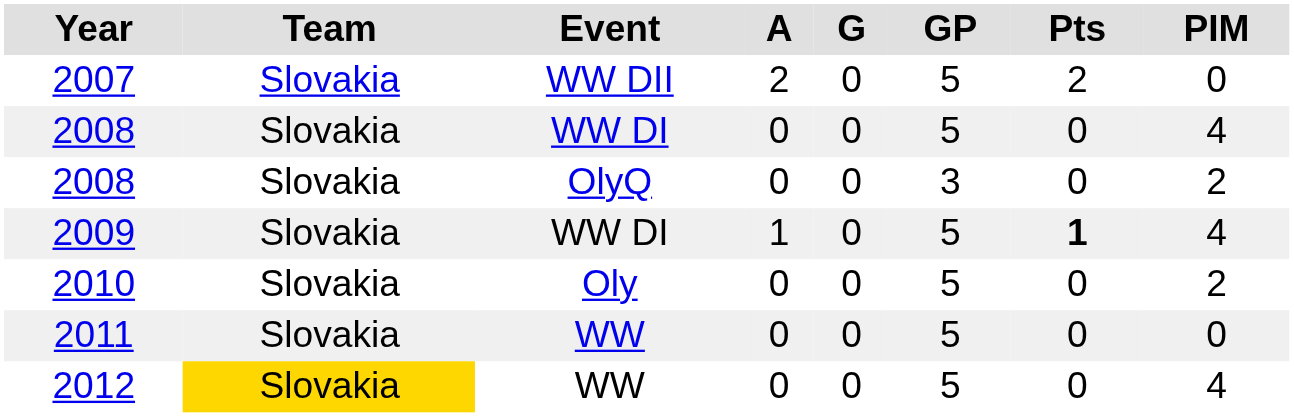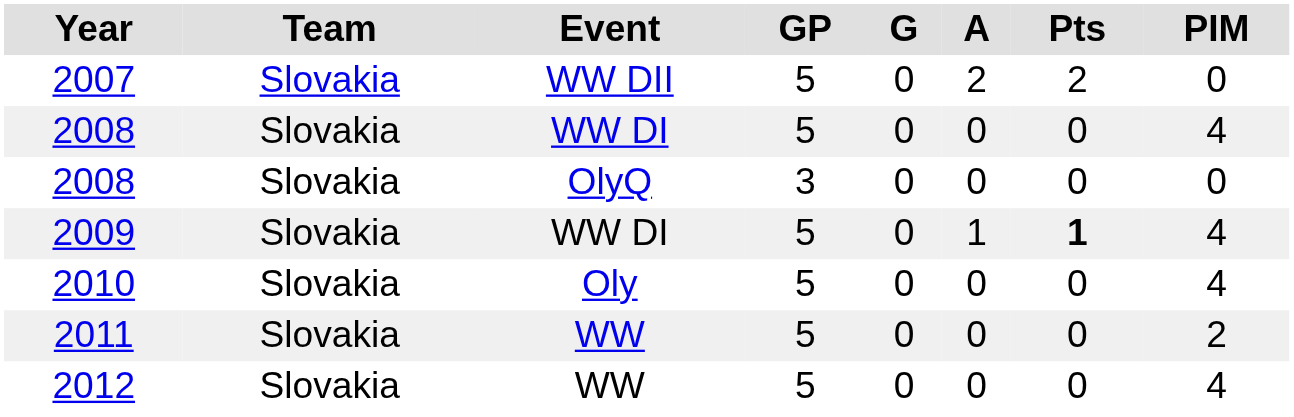columns swapped: (950, 28) <-> (779, 28)
(1217, 181) 2 -> (1217, 181) 0
(1217, 284) 2 -> (1217, 284) 4
(1217, 335) 0 -> (1217, 335) 2
(330, 386) gold background -> (330, 386) no background
